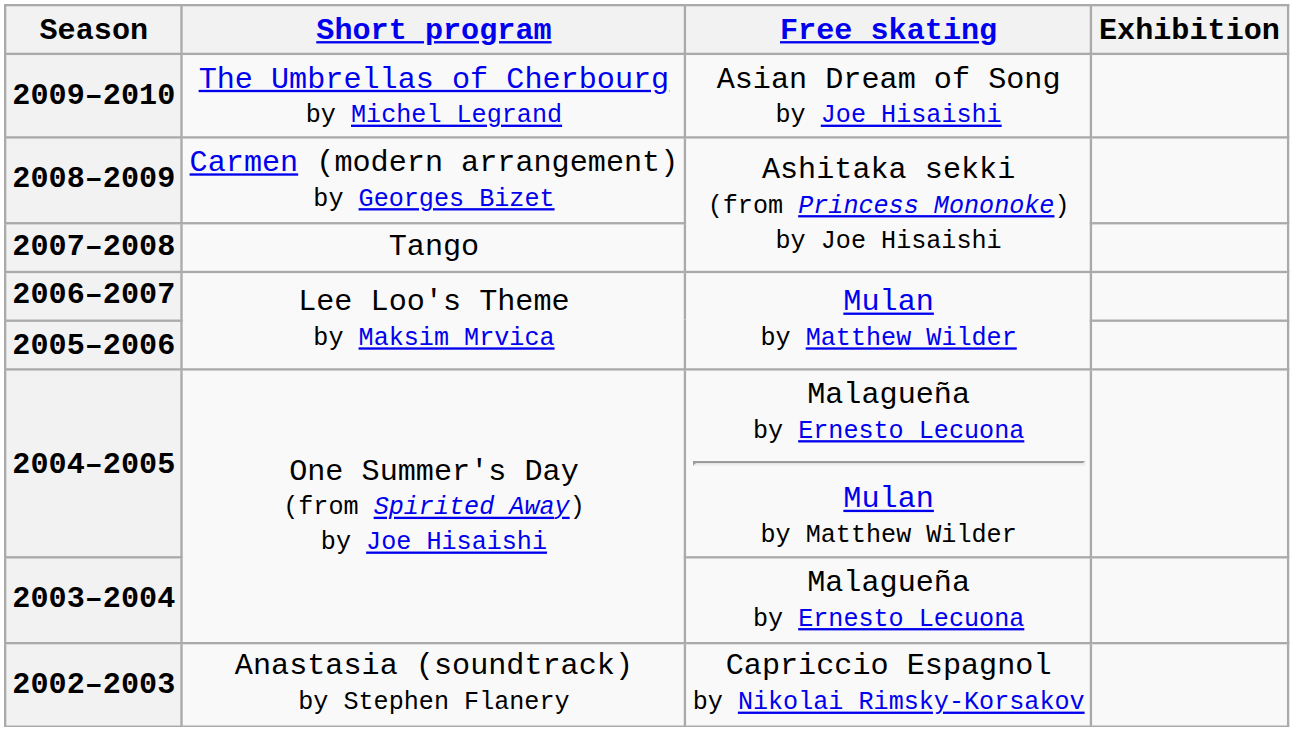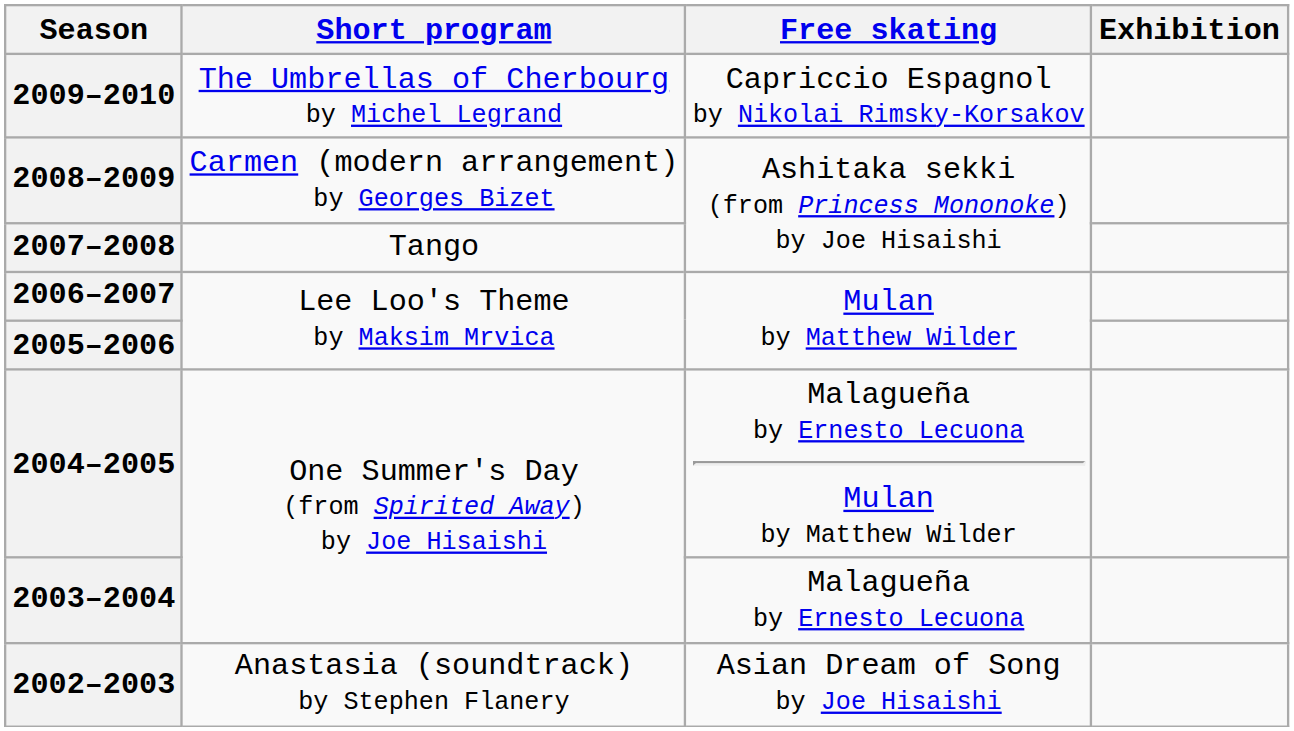(889, 95) Asian Dream of Song by Joe Hisaishi -> (889, 95) Capriccio Espagnol by Nikolai Rimsky-Korsakov
(889, 683) Capriccio Espagnol by Nikolai Rimsky-Korsakov -> (889, 683) Asian Dream of Song by Joe Hisaishi
